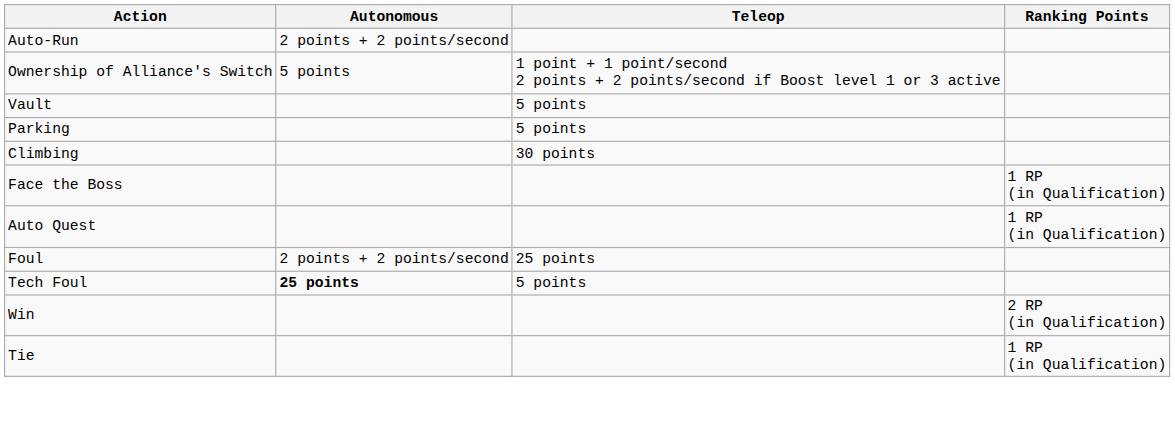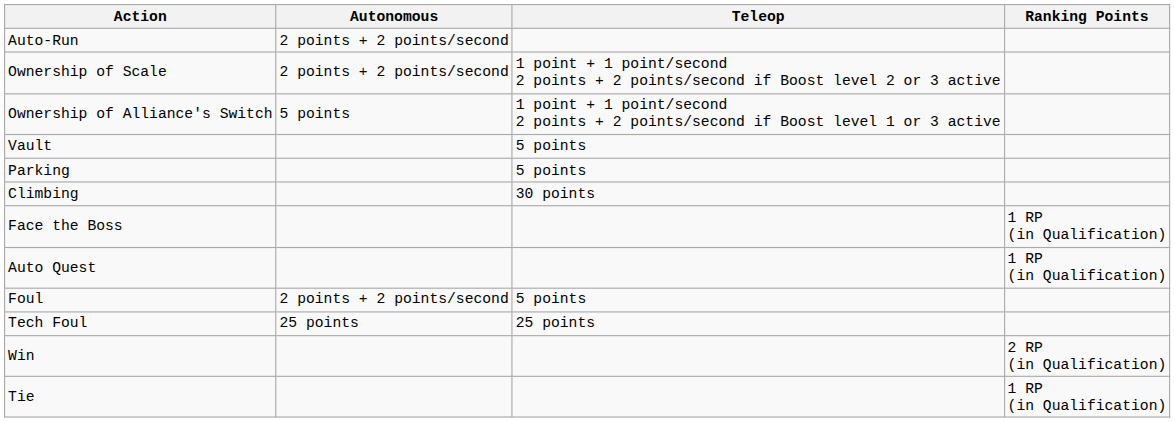+ row: (87, 73)
(555, 259) 25 points -> (551, 300) 5 points
(319, 283) bold -> (319, 324) normal
(551, 283) 5 points -> (555, 324) 25 points
